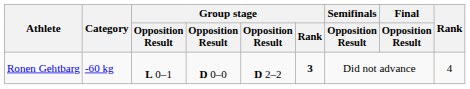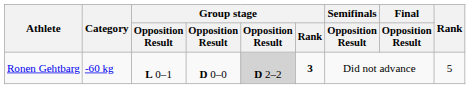(268, 75) no background -> (268, 75) lightgrey background
(450, 68) 4 -> (450, 68) 5
